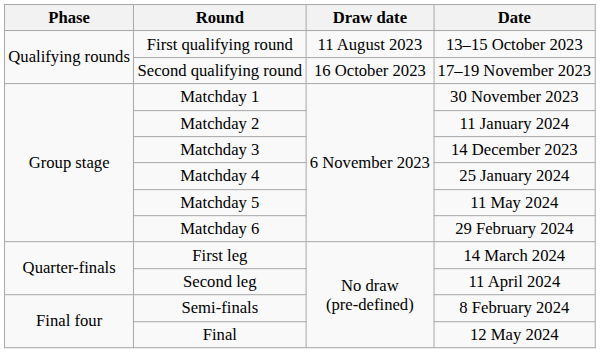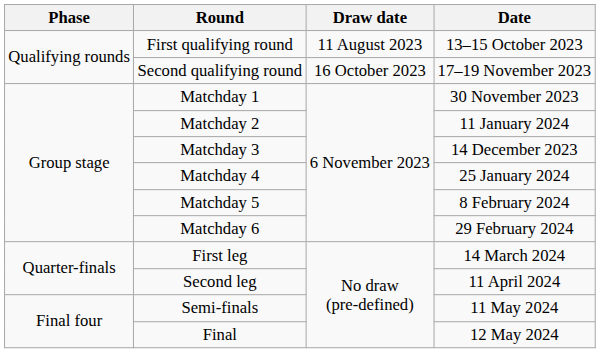(514, 202) 11 May 2024 -> (514, 202) 8 February 2024
(514, 307) 8 February 2024 -> (514, 307) 11 May 2024
